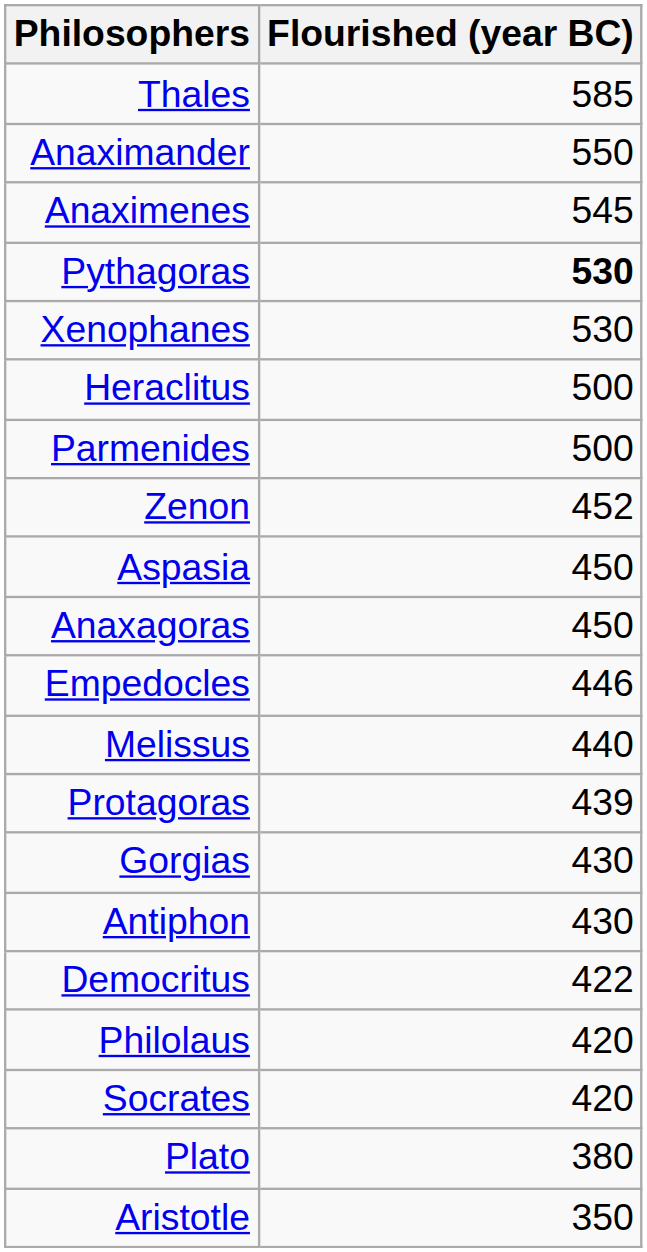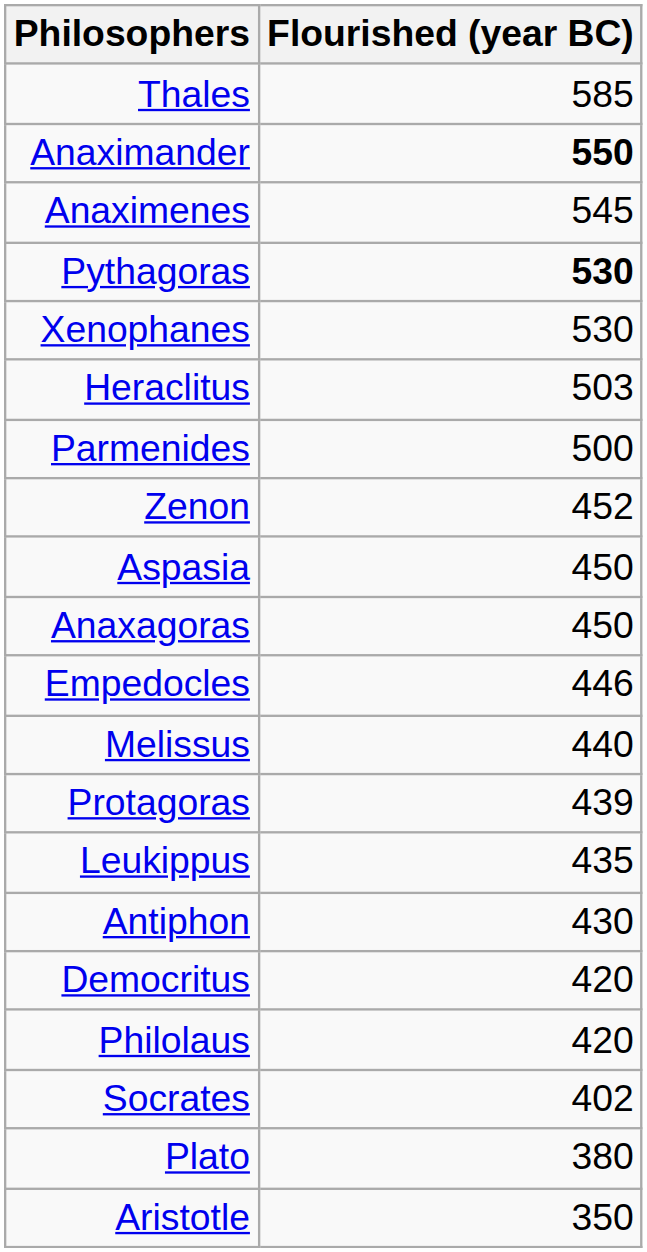(603, 152) normal -> (603, 152) bold
(603, 388) 500 -> (603, 388) 503
+ row: (165, 861)
- row: (185, 861)
(603, 980) 422 -> (603, 980) 420
(603, 1098) 420 -> (603, 1098) 402
